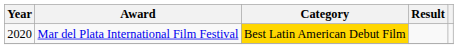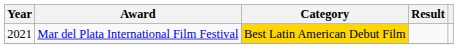(20, 33) 2020 -> (20, 33) 2021
